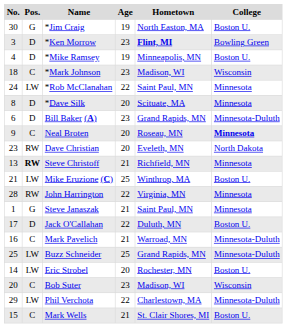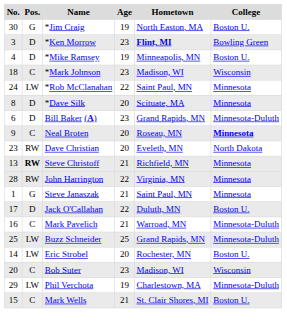- row: (79, 179)
(125, 300) 22 -> (124, 285) 19
